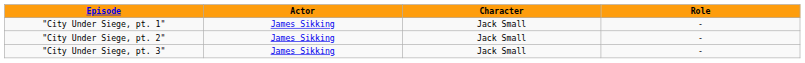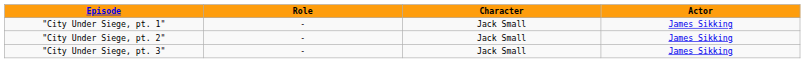columns swapped: (303, 11) <-> (701, 11)
